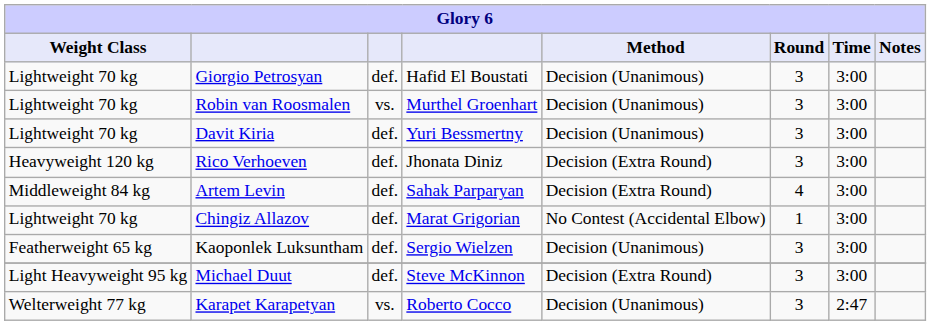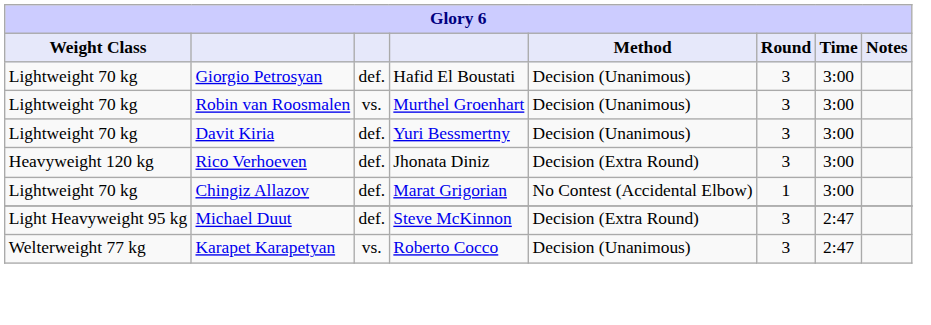- row: (240, 190)
- row: (279, 248)
(852, 276) 3:00 -> (839, 219) 2:47
